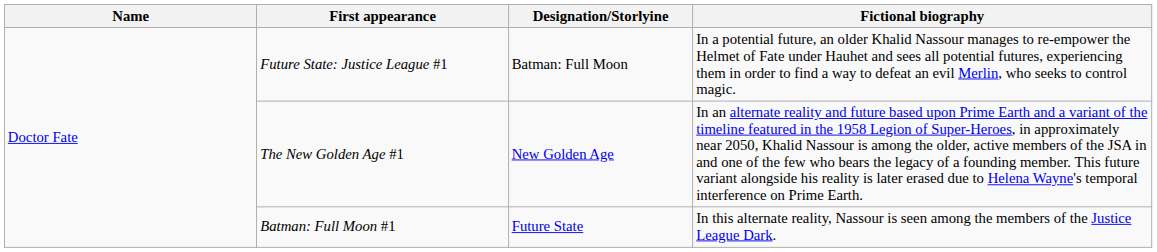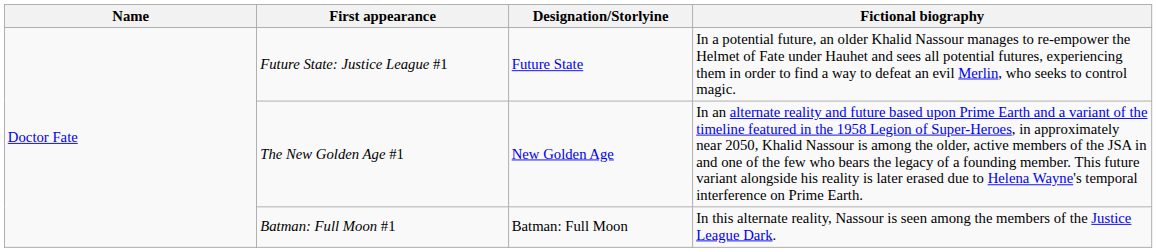(570, 64) Batman: Full Moon -> (547, 64) Future State
(547, 226) Future State -> (570, 226) Batman: Full Moon
